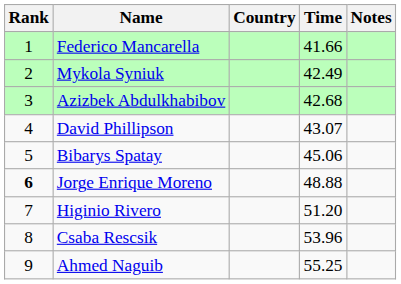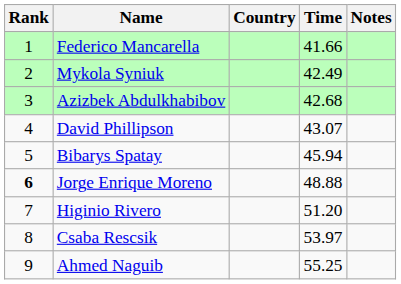(323, 155) 45.06 -> (323, 155) 45.94
(323, 237) 53.96 -> (323, 237) 53.97
